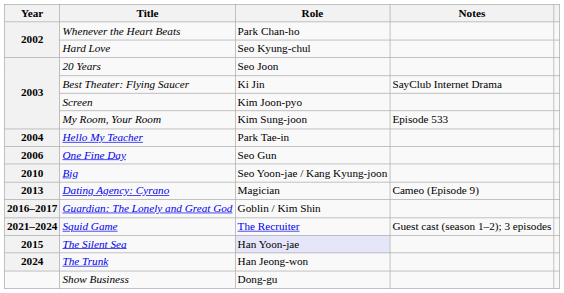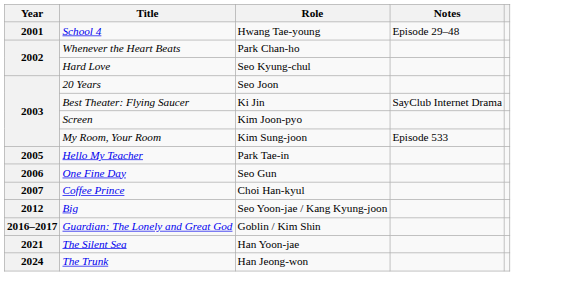+ row: (82, 31)
(32, 137) 2004 -> (32, 155) 2005
+ row: (93, 191)
(32, 173) 2010 -> (32, 208) 2012
- row: (116, 191)
- row: (90, 226)
(32, 244) 2015 -> (32, 244) 2021
(268, 244) lavender background -> (268, 244) no background
- row: (96, 279)
